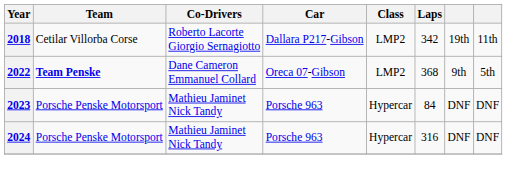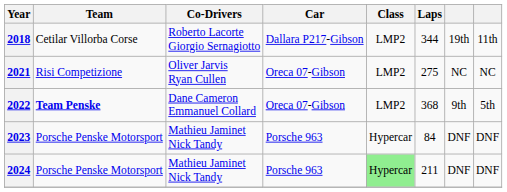(430, 39) 342 -> (430, 39) 344
+ row: (19, 72)
(391, 137) no background -> (391, 170) lightgreen background
(430, 137) 316 -> (430, 170) 211
